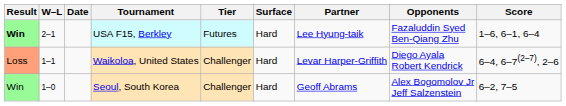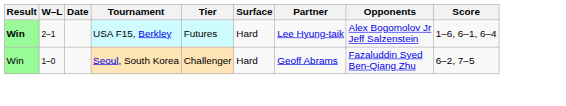(428, 33) Fazaluddin Syed Ben-Qiang Zhu -> (390, 33) Alex Bogomolov Jr Jeff Salzenstein
- row: (146, 60)
(433, 87) Alex Bogomolov Jr Jeff Salzenstein -> (385, 60) Fazaluddin Syed Ben-Qiang Zhu
